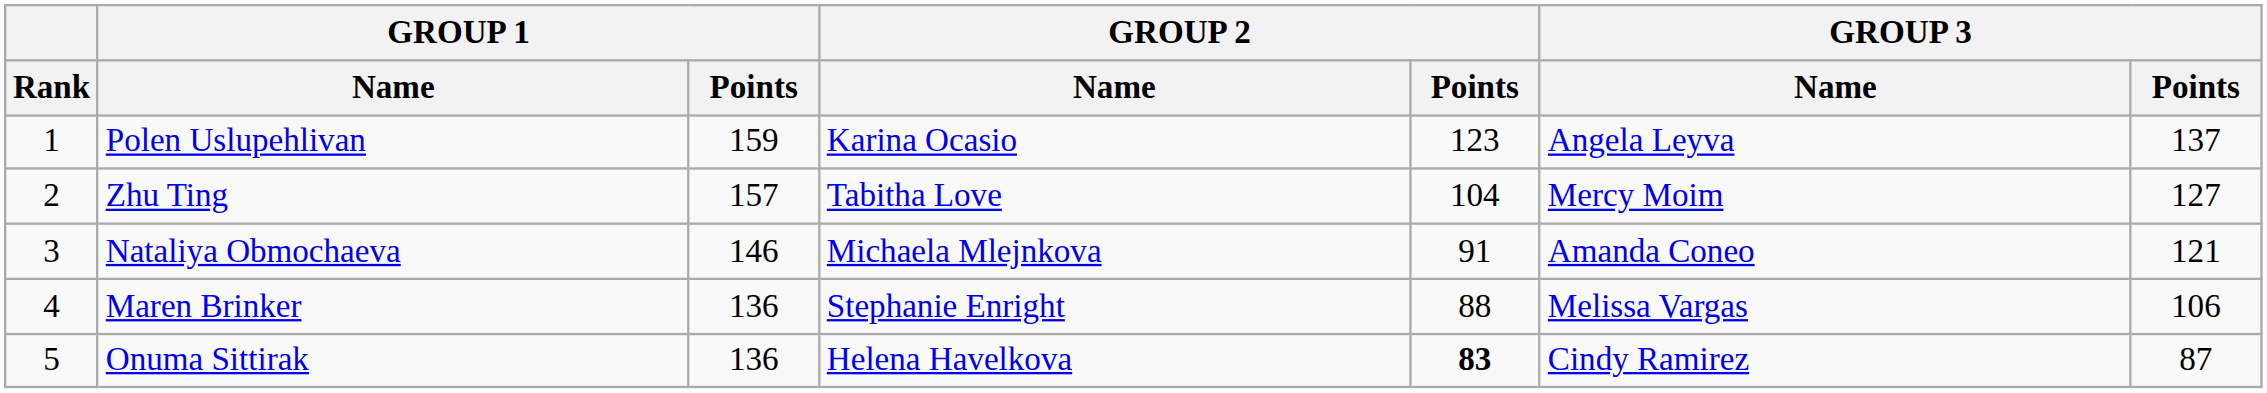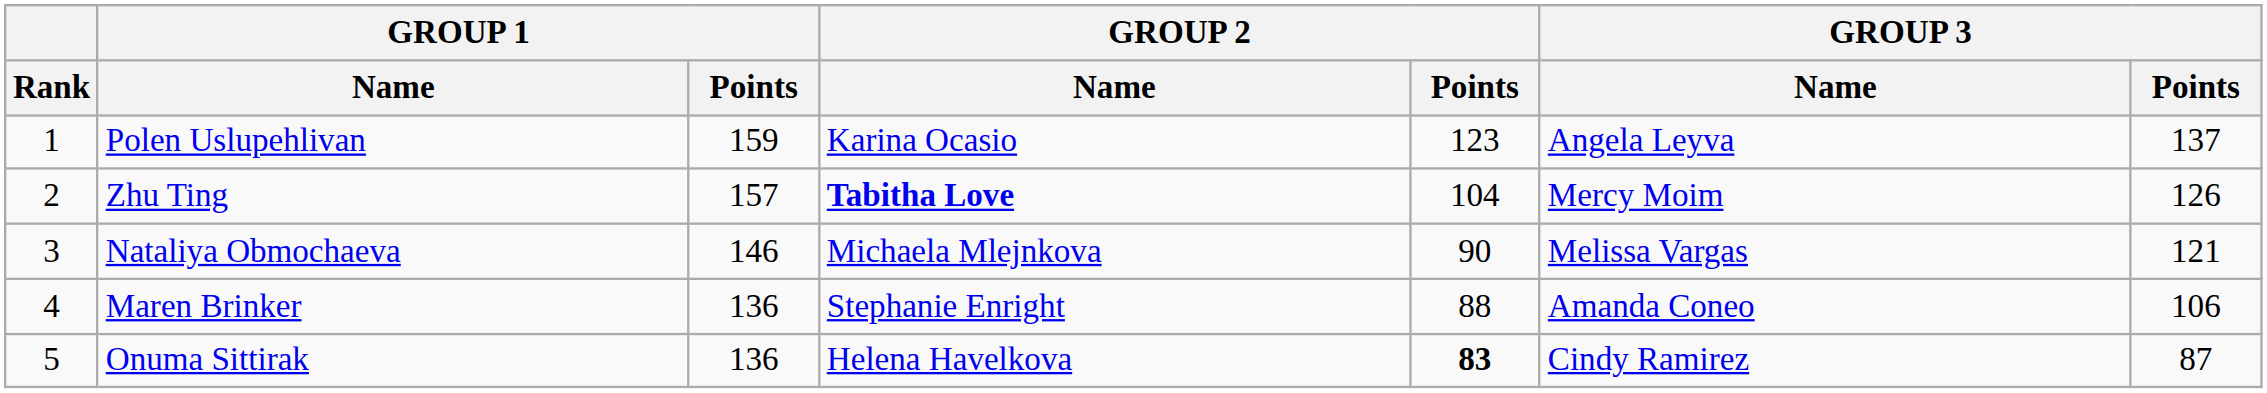(914, 196) normal -> (920, 196) bold
(2196, 196) 127 -> (2196, 196) 126
(1475, 250) 91 -> (1475, 250) 90
(1651, 250) Amanda Coneo -> (1648, 250) Melissa Vargas
(1648, 305) Melissa Vargas -> (1651, 305) Amanda Coneo
